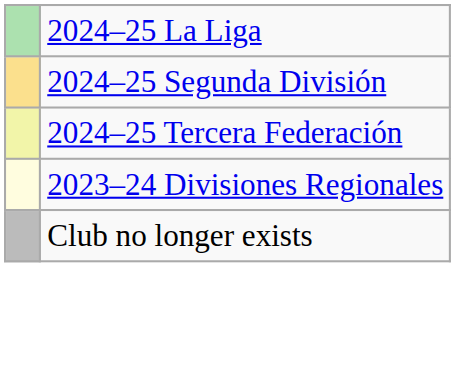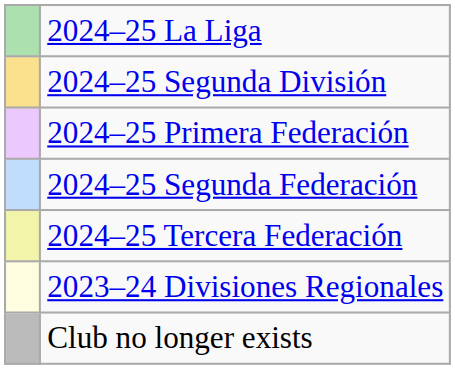+ row: (228, 133)
+ row: (232, 184)
